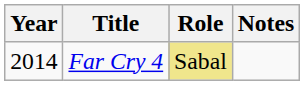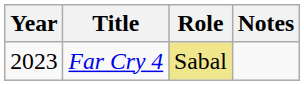(34, 60) 2014 -> (34, 60) 2023
